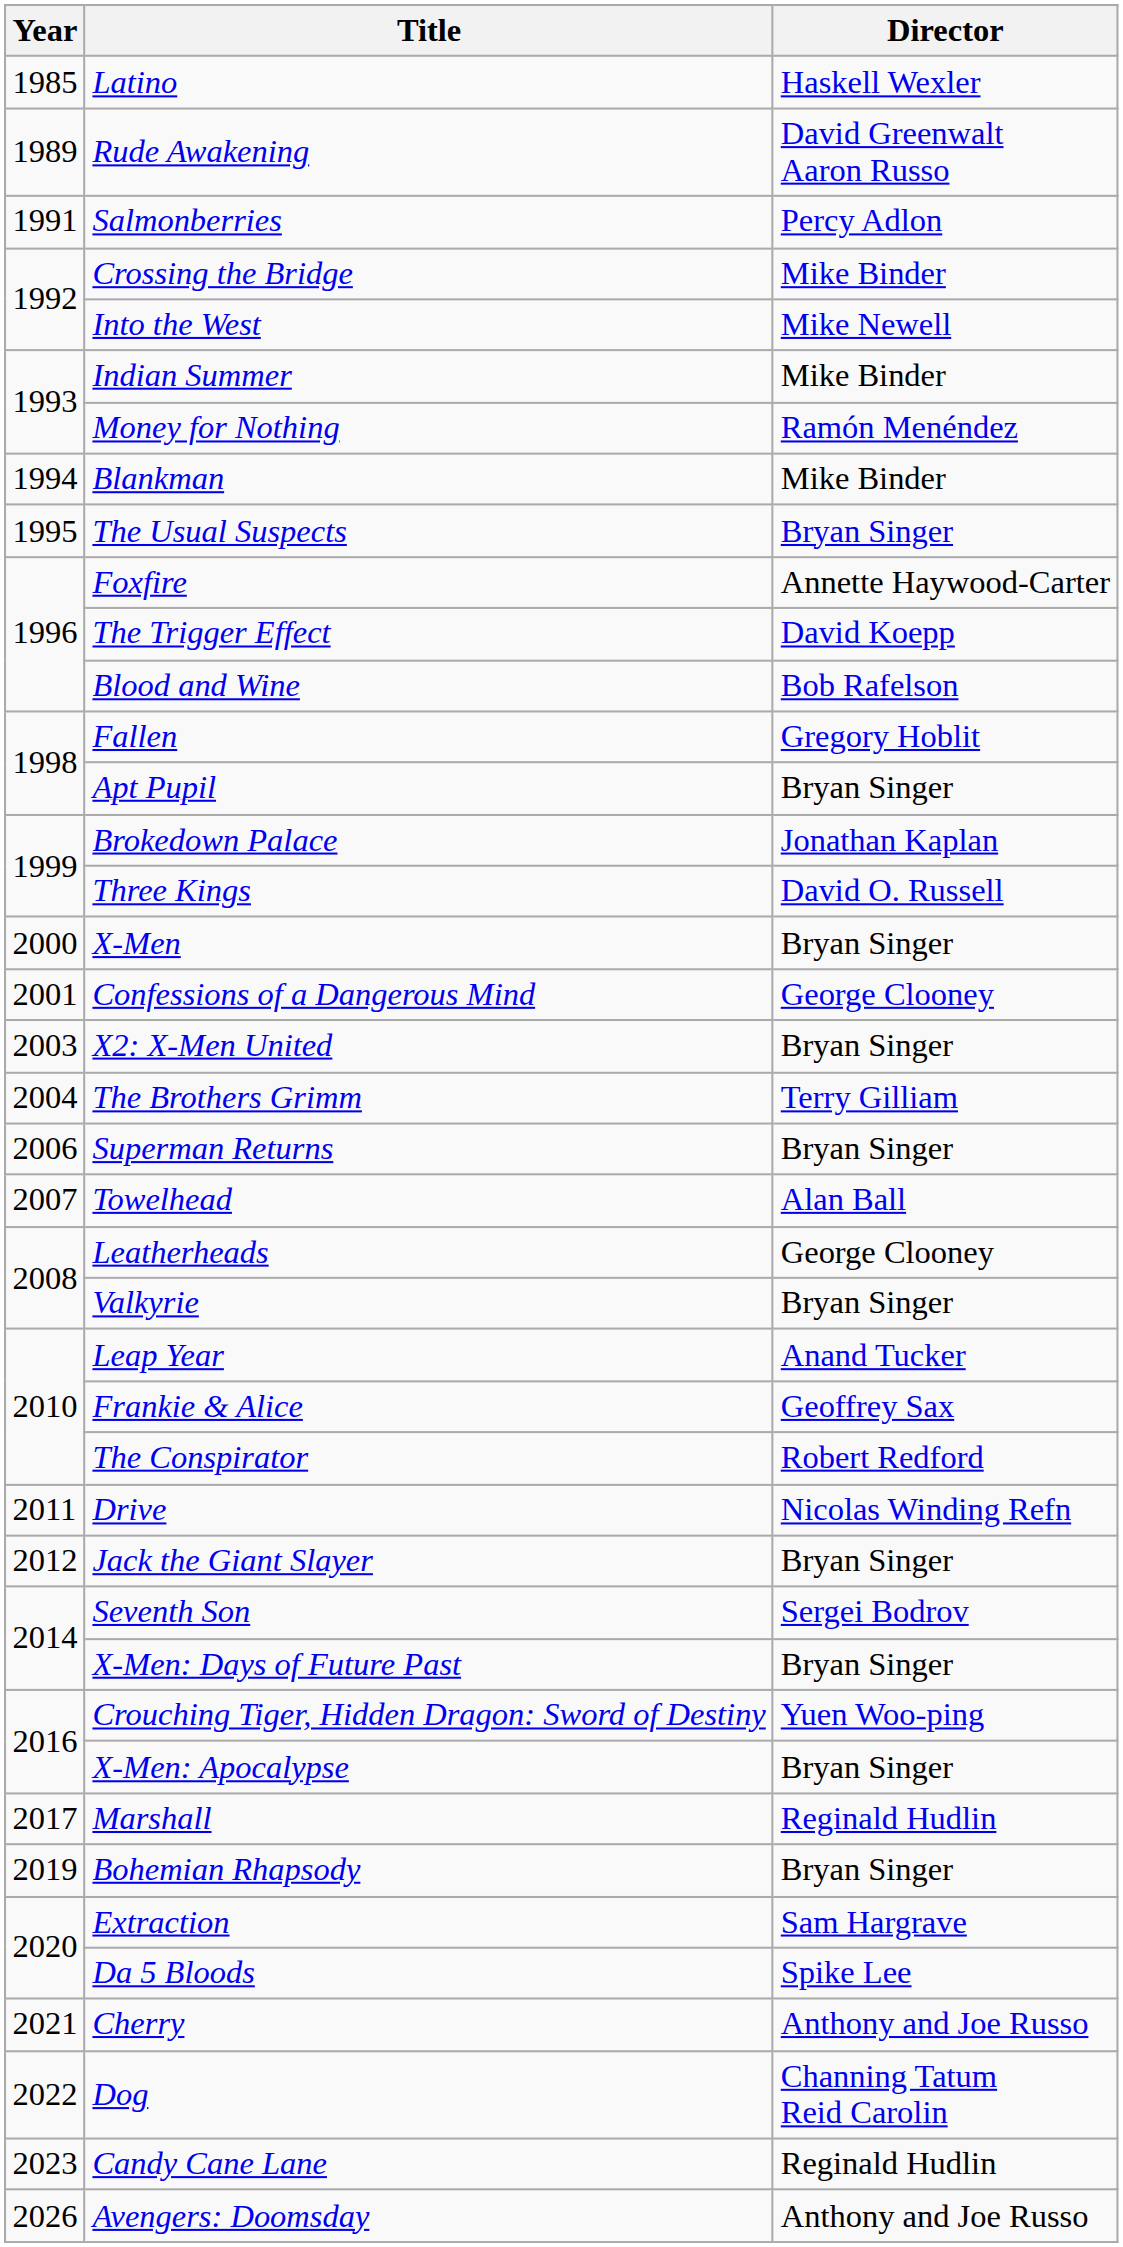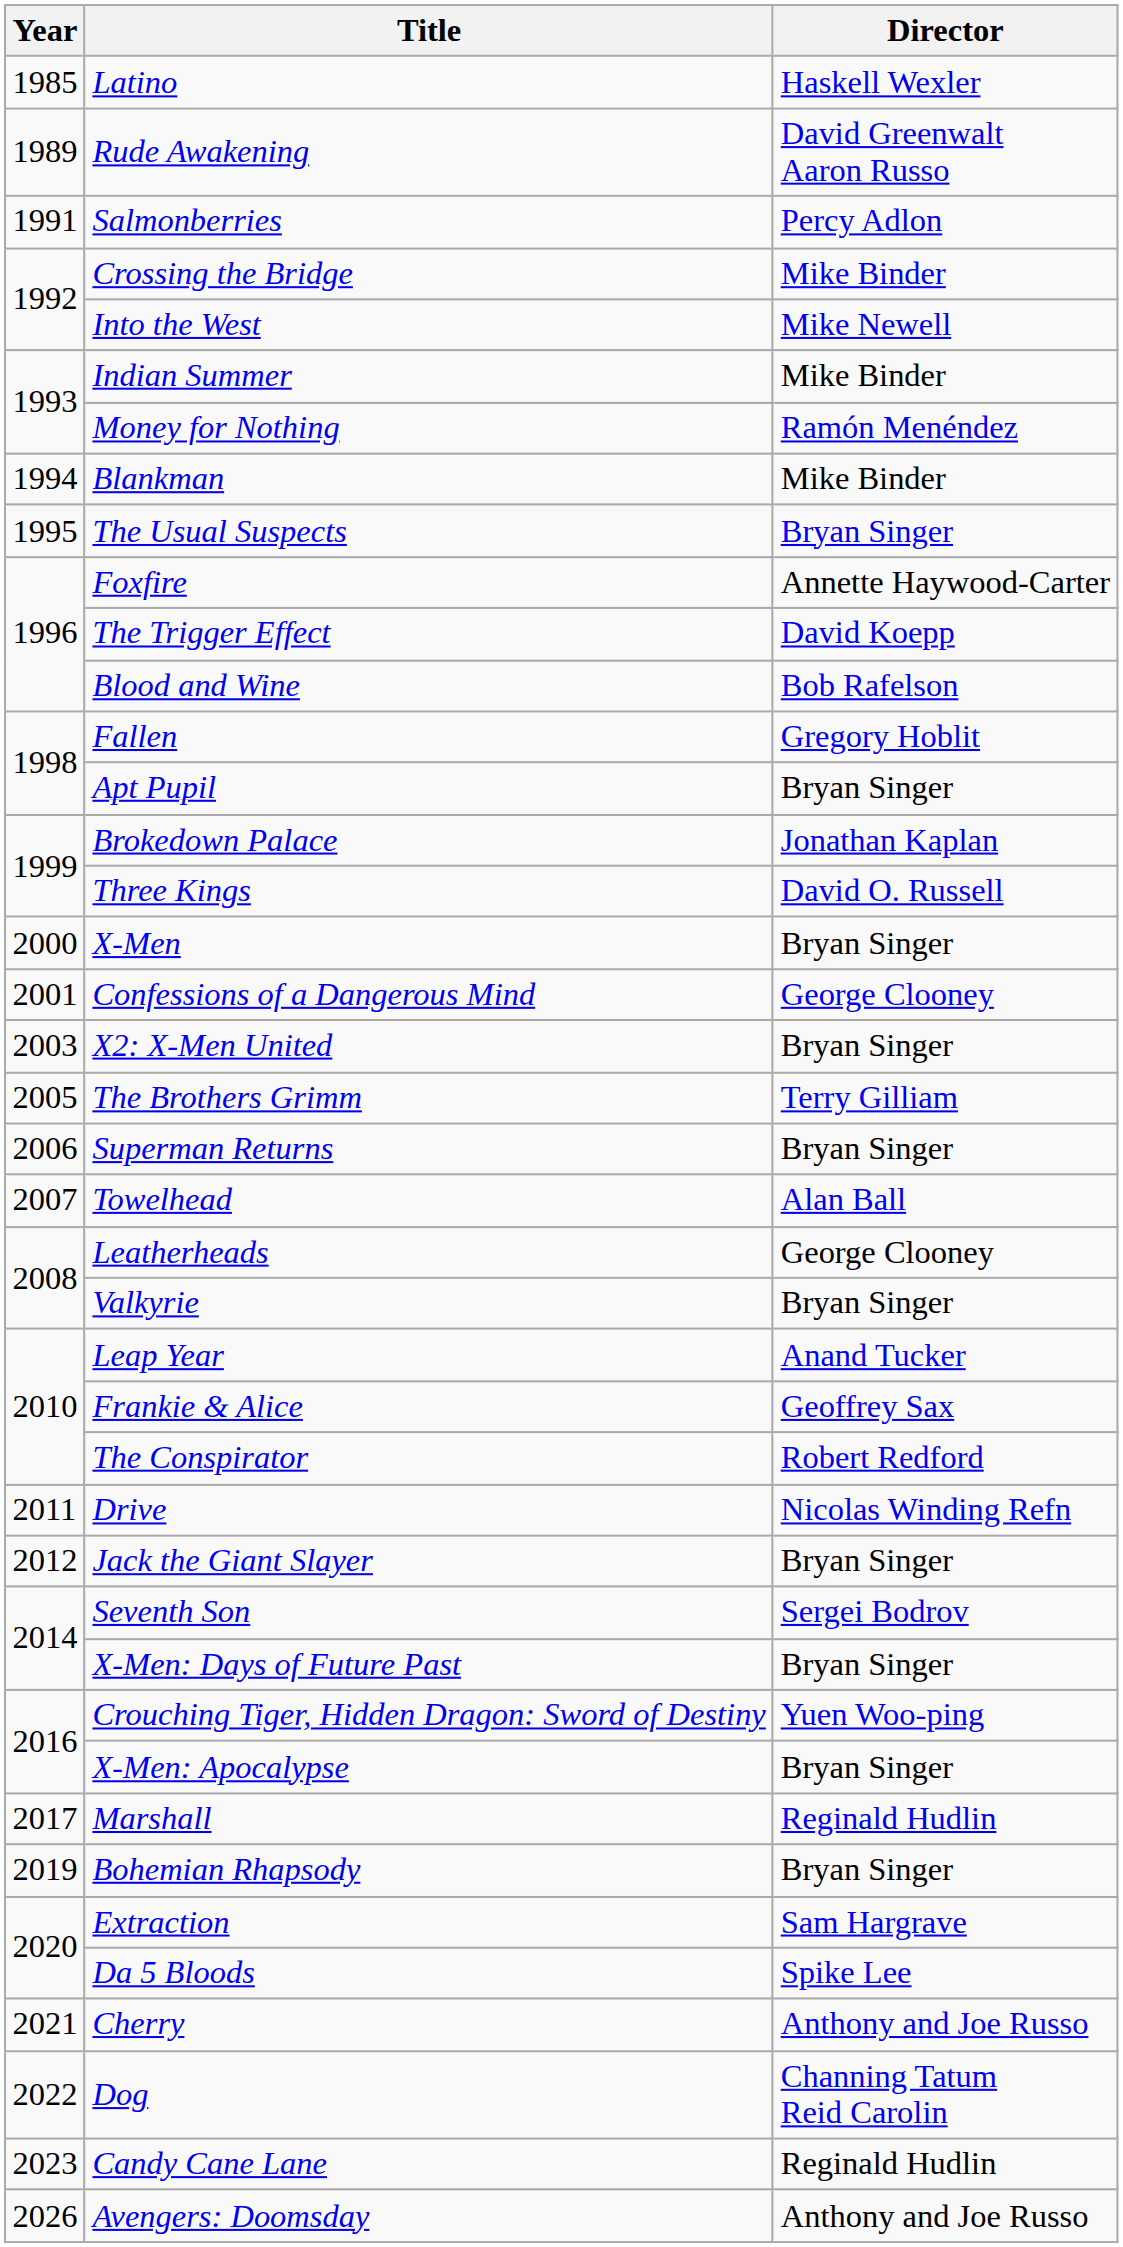(45, 1097) 2004 -> (45, 1097) 2005
